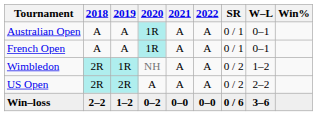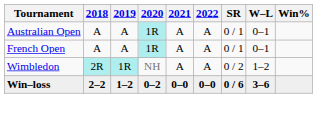- row: (28, 84)
